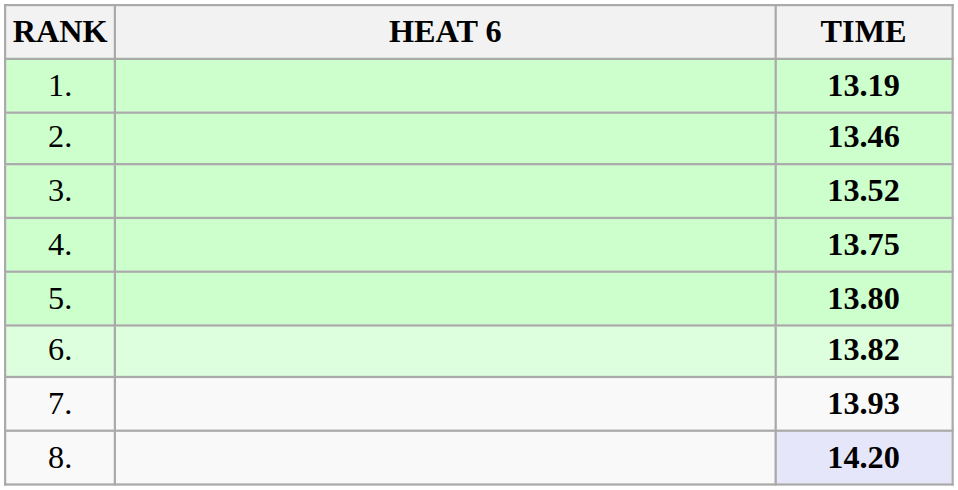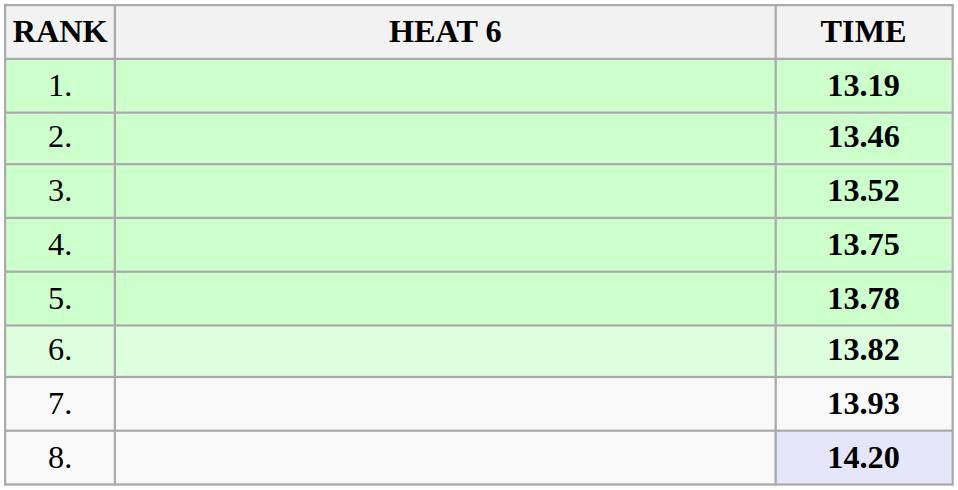(864, 297) 13.80 -> (864, 297) 13.78
